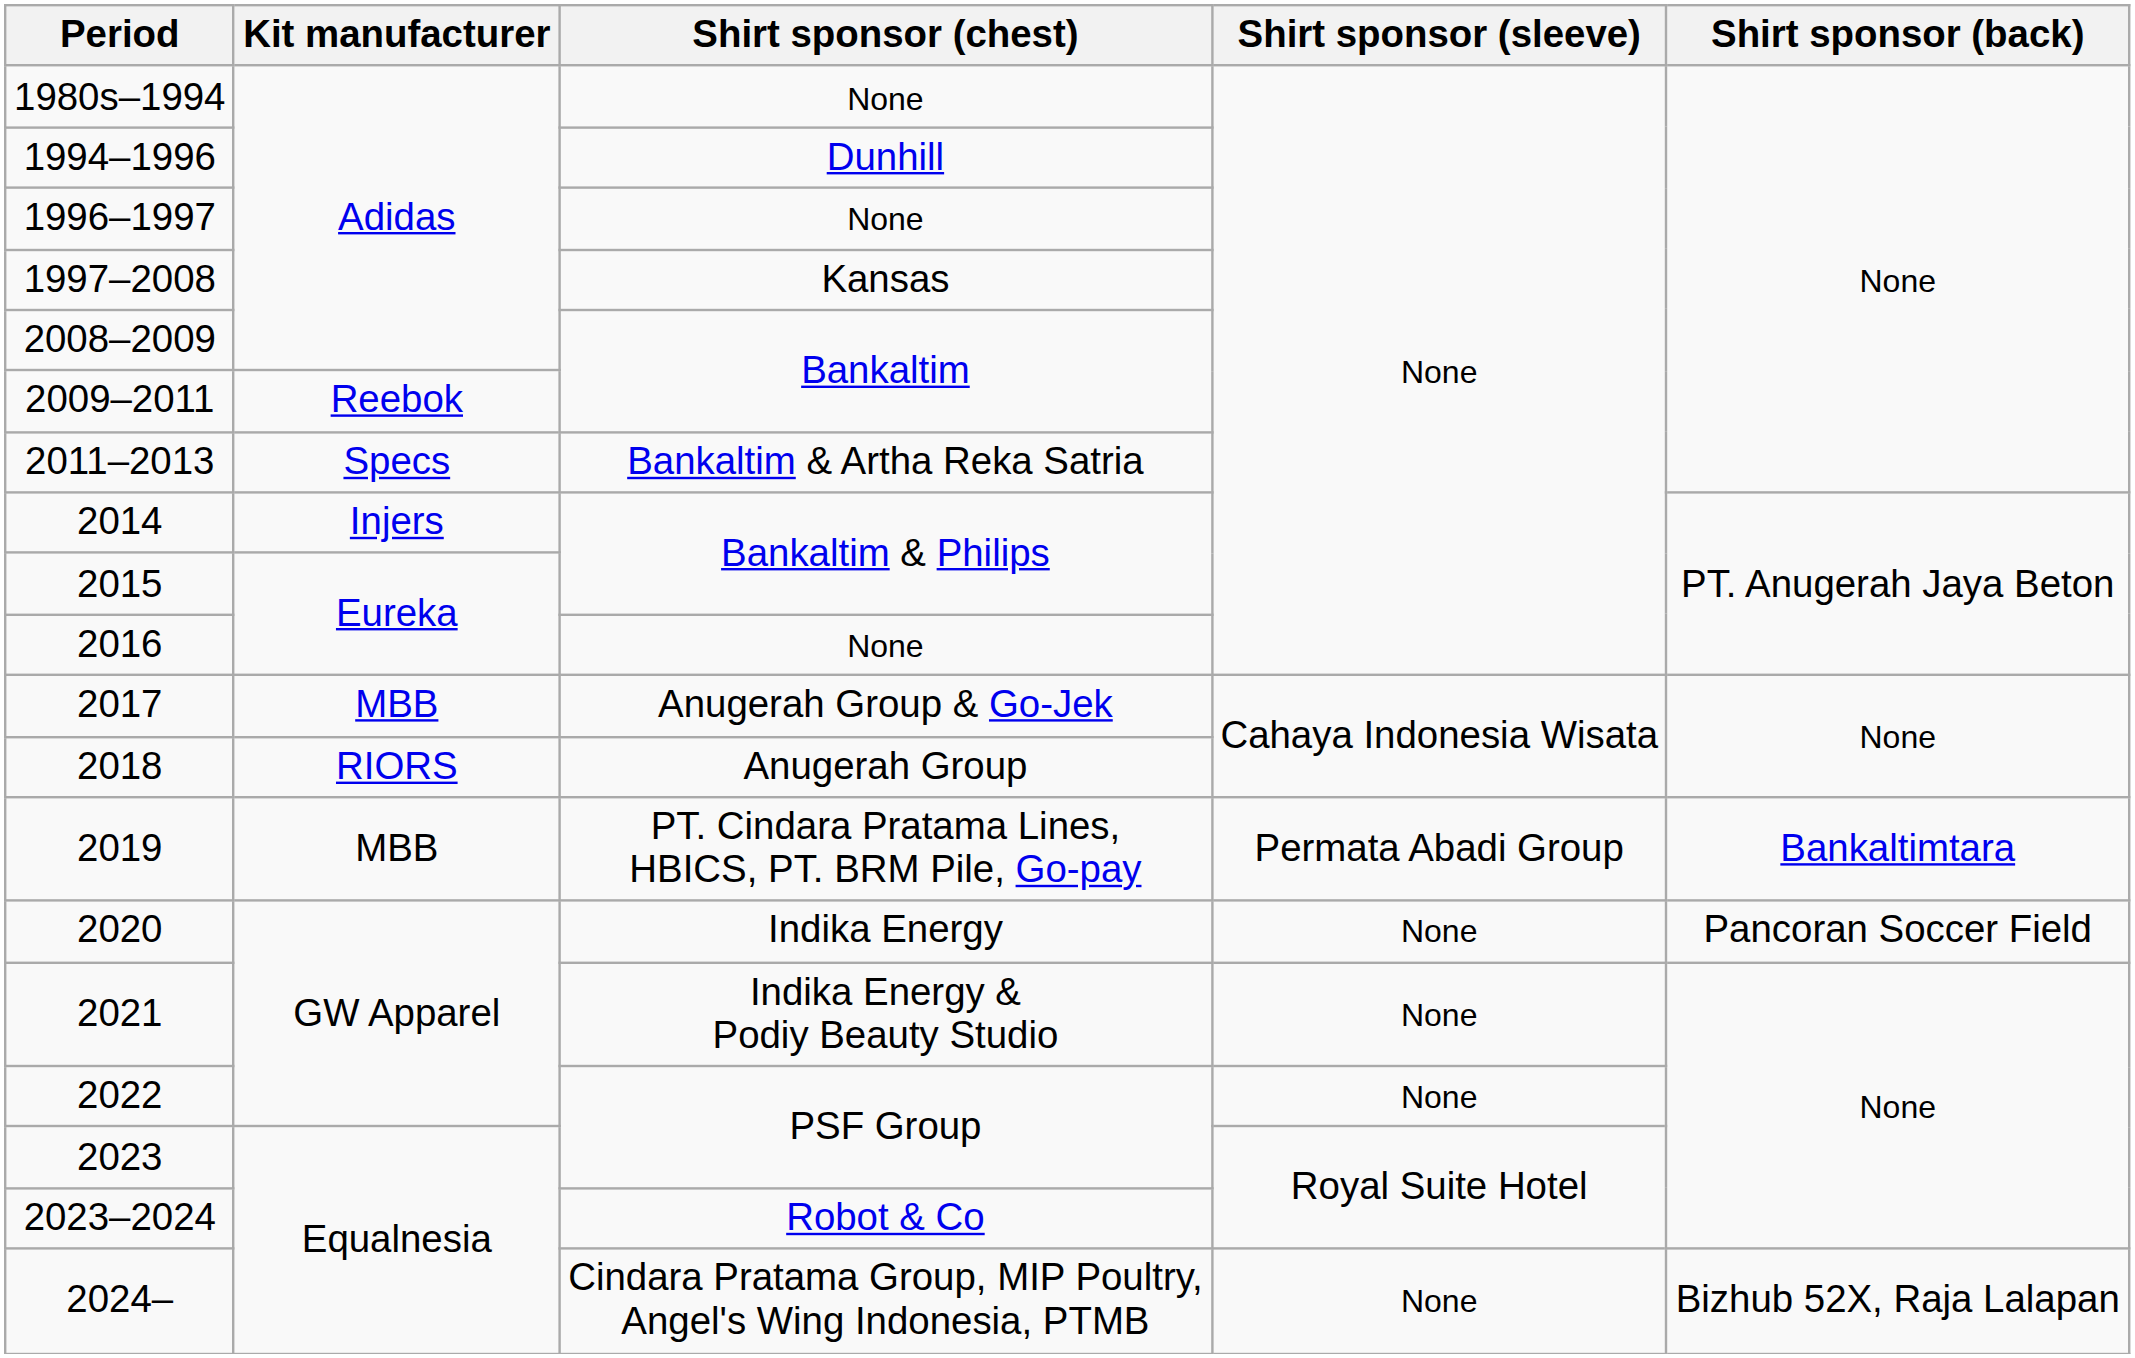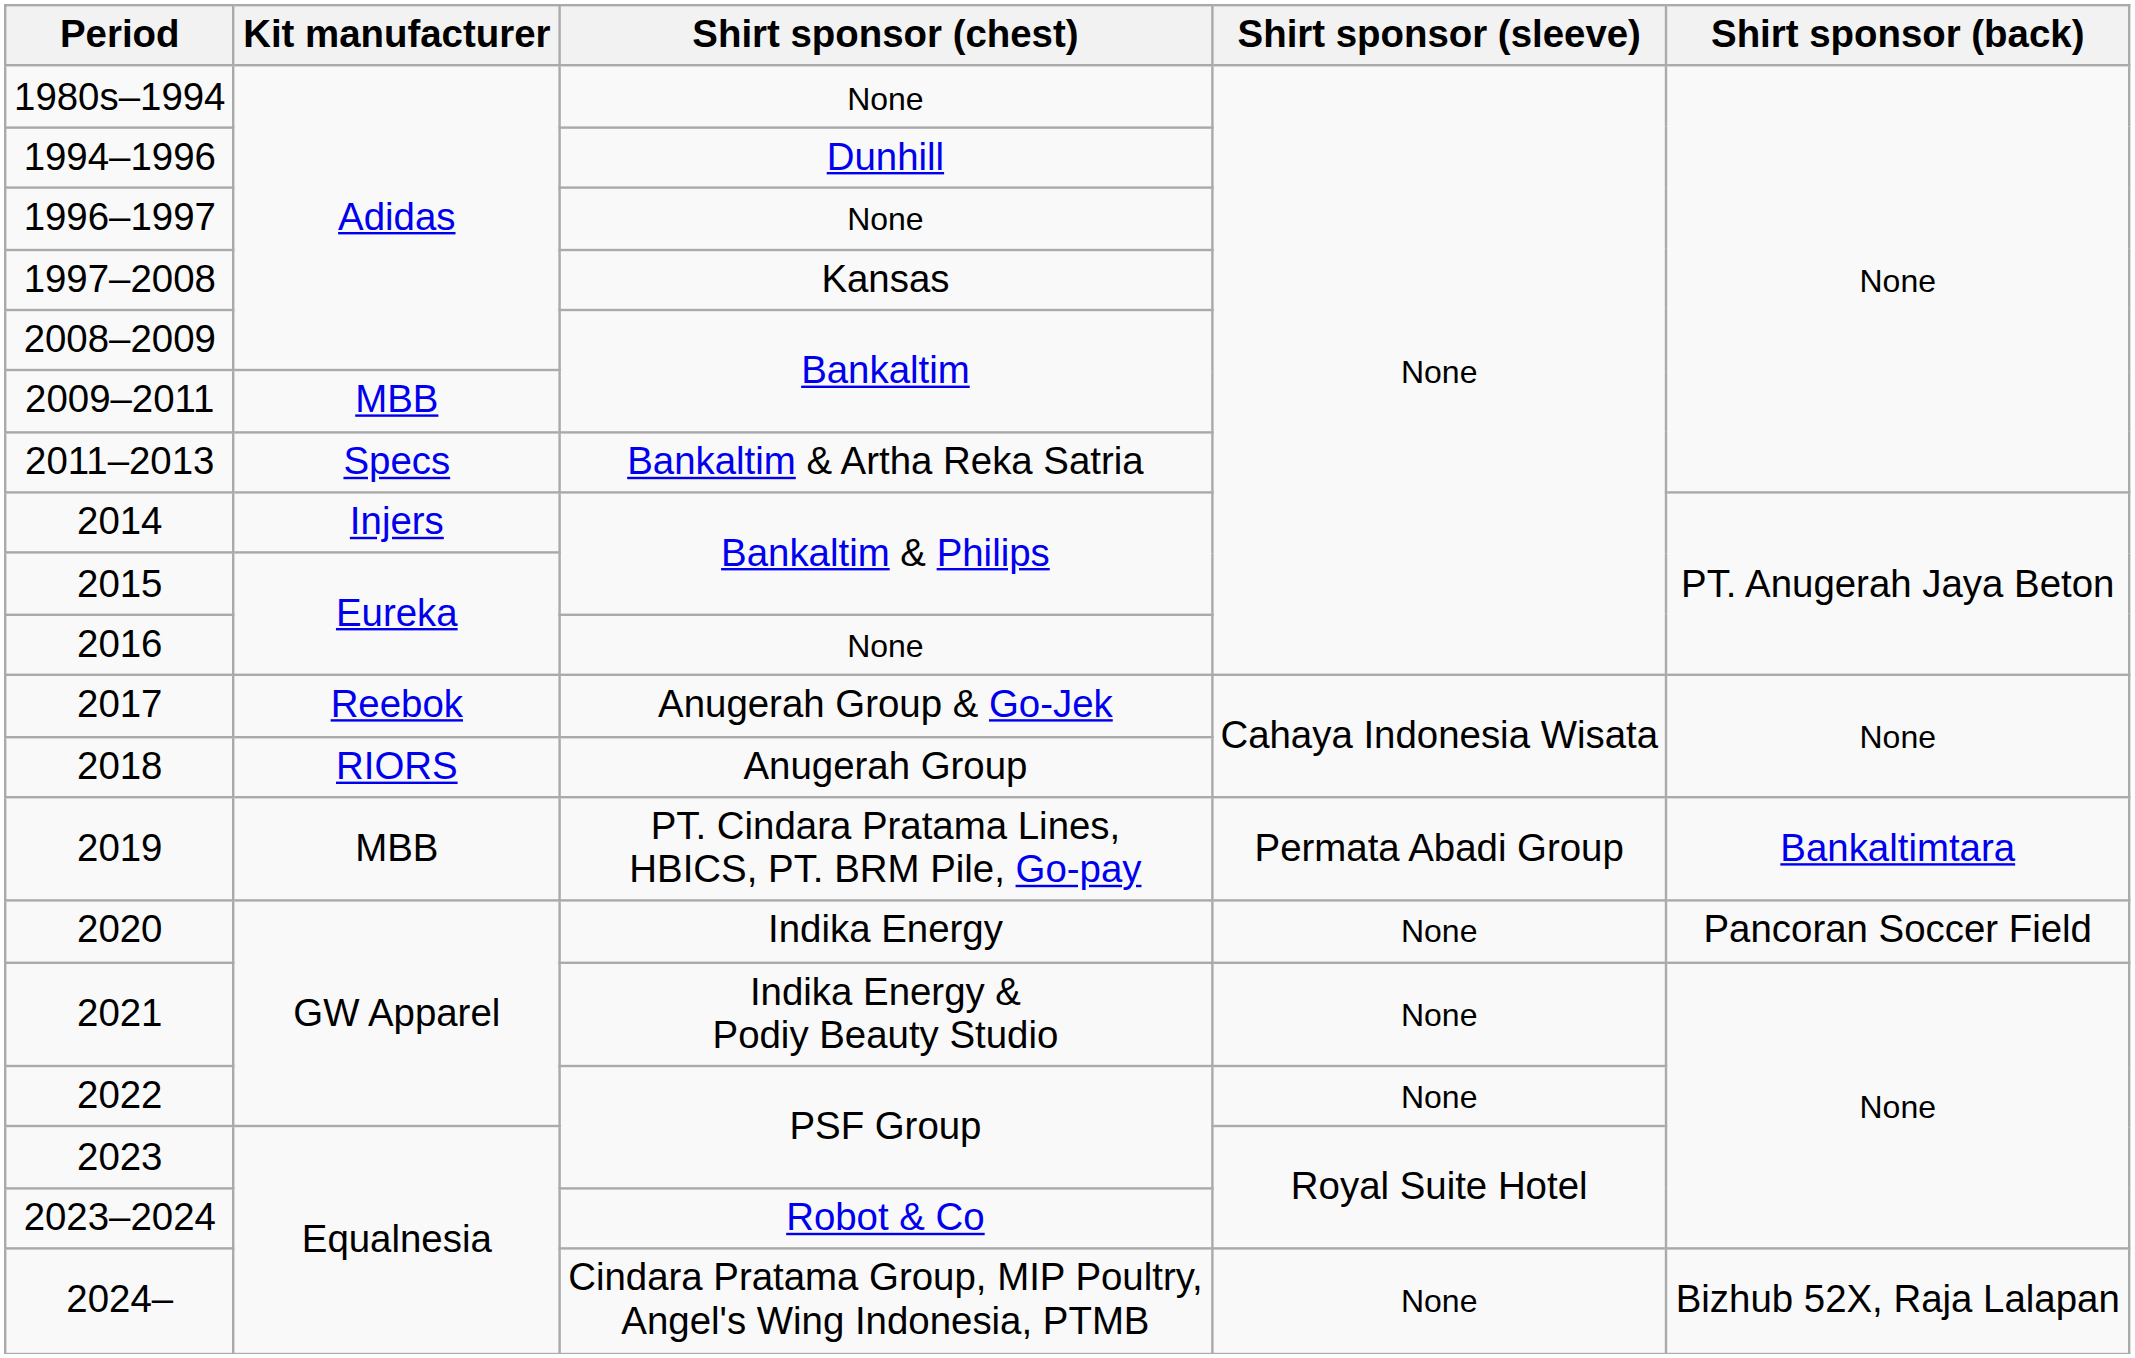(397, 400) Reebok -> (397, 400) MBB
(397, 704) MBB -> (397, 704) Reebok
